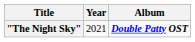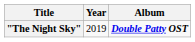(96, 28) 2021 -> (96, 28) 2019
